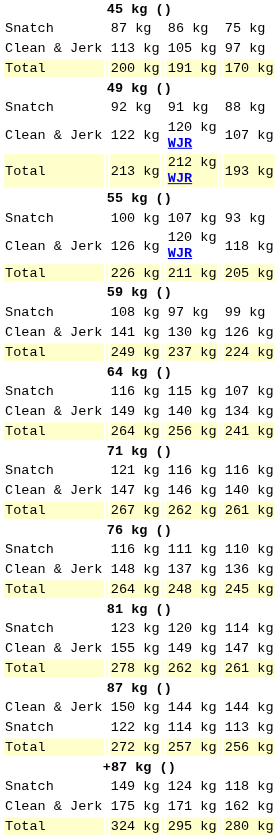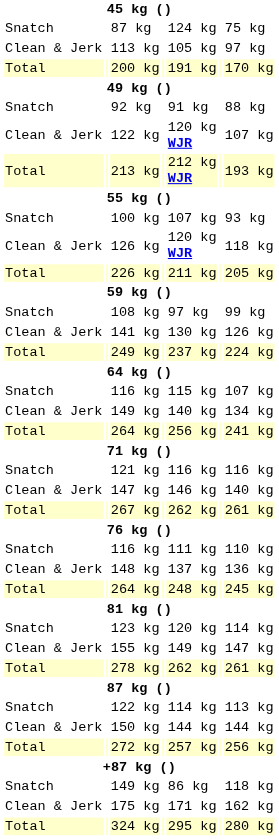(188, 29) 86 kg -> (192, 29) 124 kg
rows swapped: (29, 728) <-> (54, 708)
(192, 787) 124 kg -> (188, 787) 86 kg
